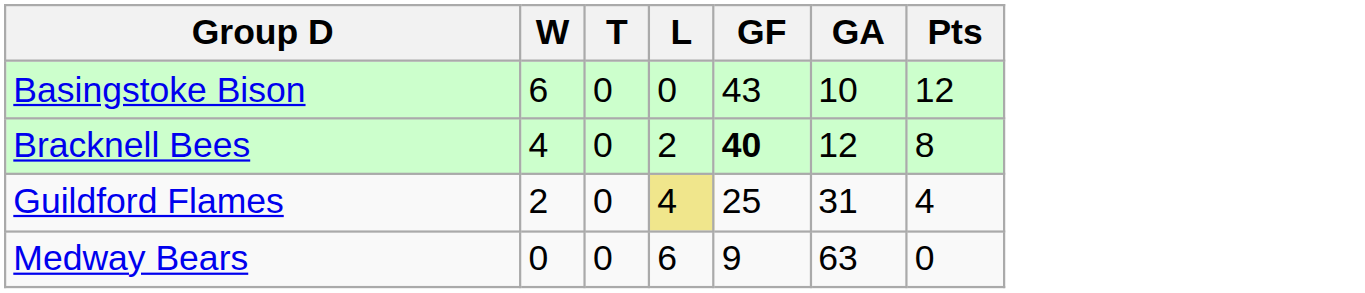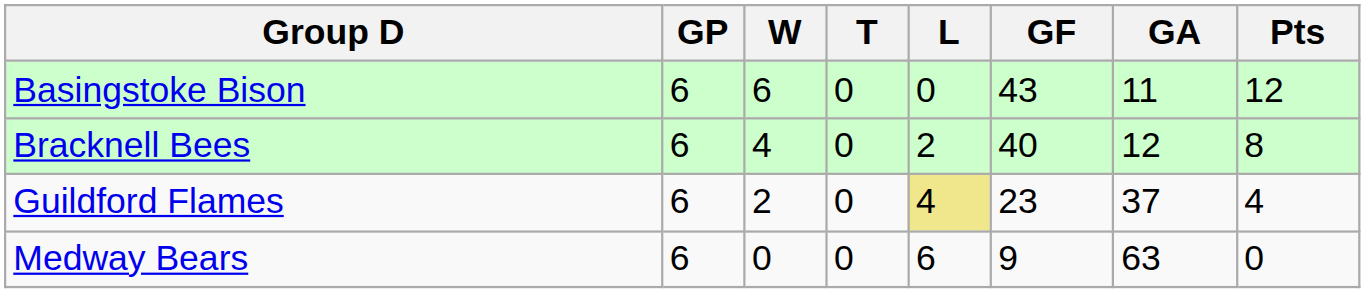+ column: (703, 32)
(838, 88) 10 -> (1140, 88) 11
(741, 145) bold -> (1018, 145) normal
(741, 201) 25 -> (1018, 201) 23
(838, 201) 31 -> (1141, 201) 37
